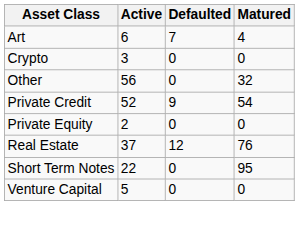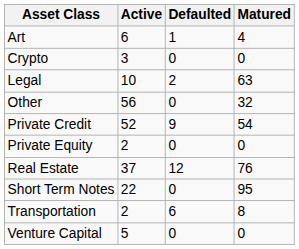(172, 37) 7 -> (172, 37) 1
+ row: (24, 80)
+ row: (52, 211)
